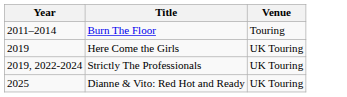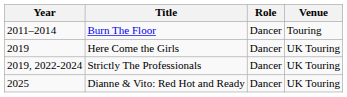+ column: (266, 13)
